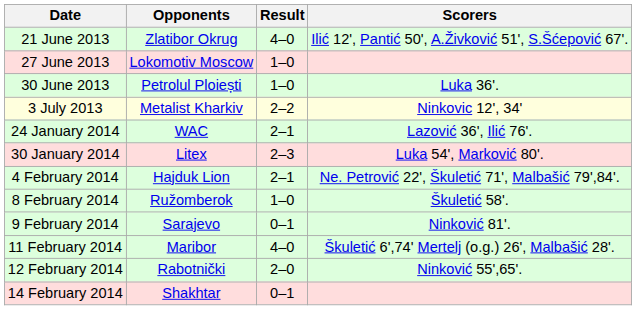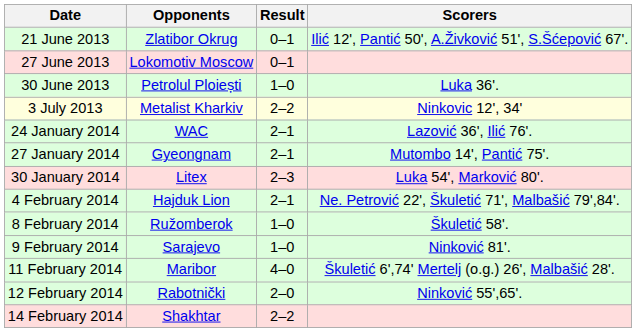(282, 39) 4–0 -> (282, 39) 0–1
(282, 62) 1–0 -> (282, 62) 0–1
+ row: (65, 154)
(282, 223) 0–1 -> (282, 246) 1–0
(282, 293) 0–1 -> (282, 316) 2–2
